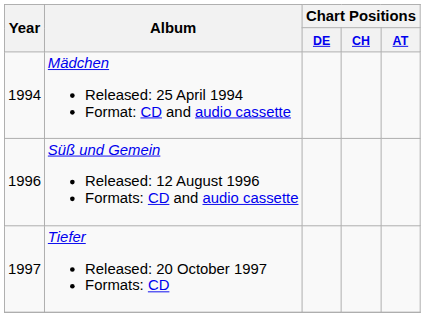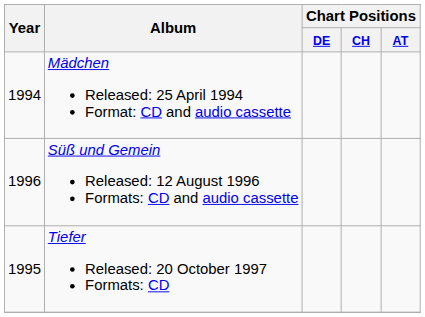(24, 268) 1997 -> (24, 268) 1995
